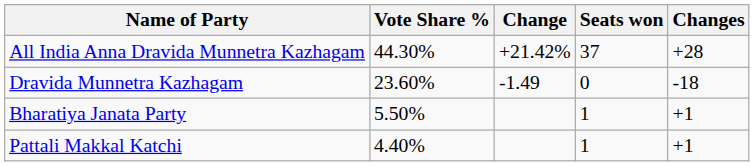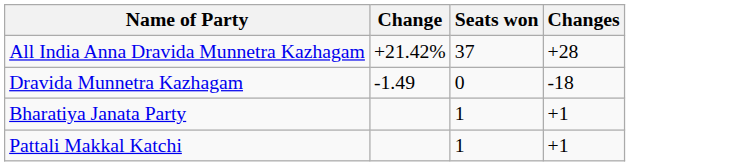- column: (432, 20)
